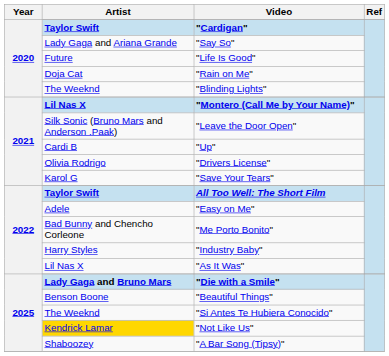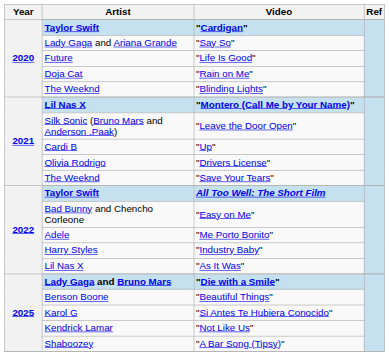(61, 178) Karol G -> (72, 178) The Weeknd
(57, 208) Adele -> (99, 214) Bad Bunny and Chencho Corleone
(99, 229) Bad Bunny and Chencho Corleone -> (57, 235) Adele
(72, 312) The Weeknd -> (61, 312) Karol G
(79, 328) gold background -> (79, 328) no background
